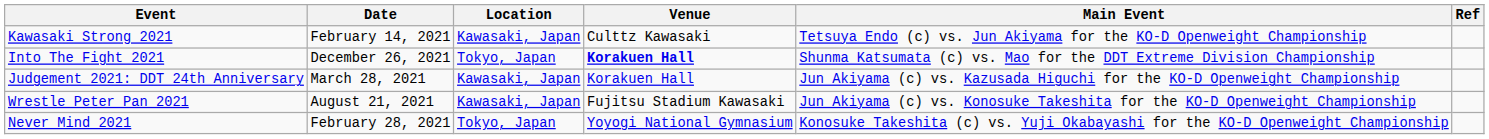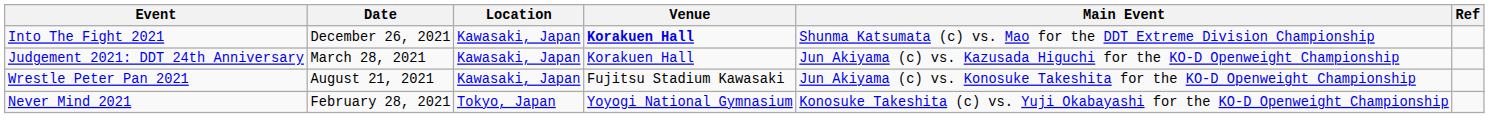- row: (90, 37)
(506, 59) Tokyo, Japan -> (519, 37) Kawasaki, Japan
